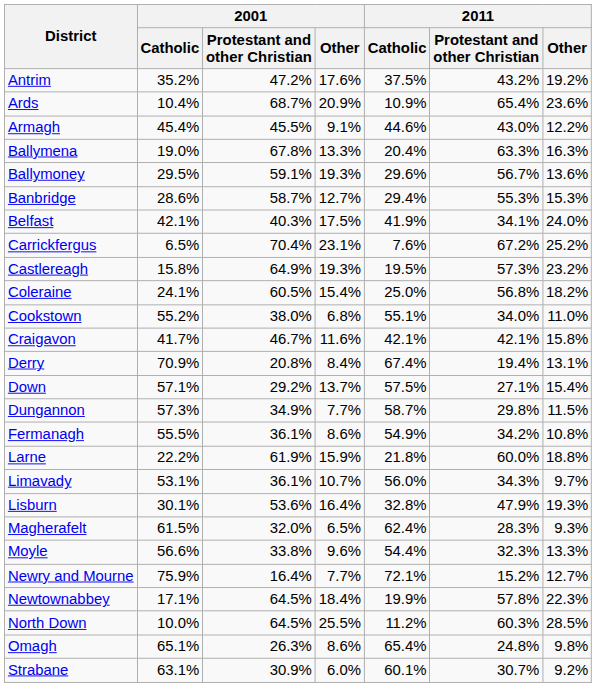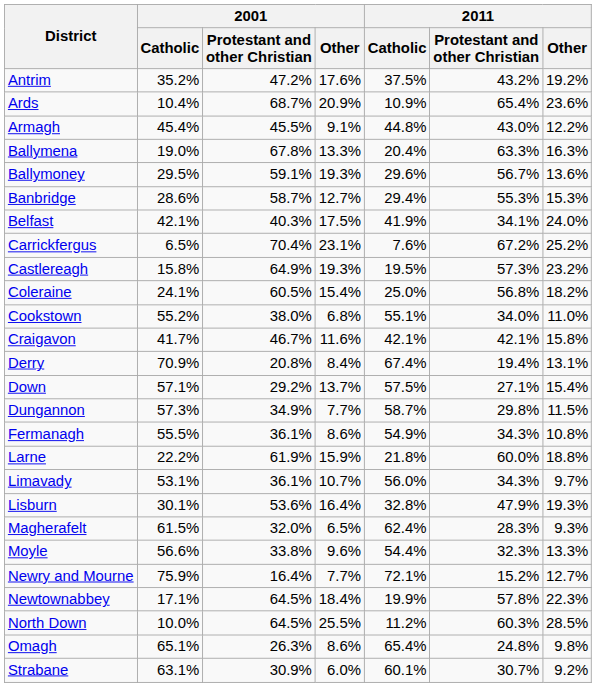(405, 127) 44.6% -> (405, 127) 44.8%
(518, 434) 34.2% -> (518, 434) 34.3%
